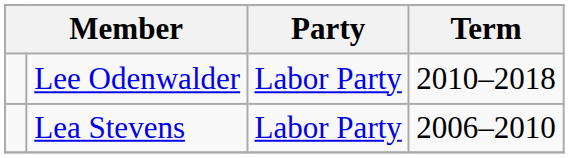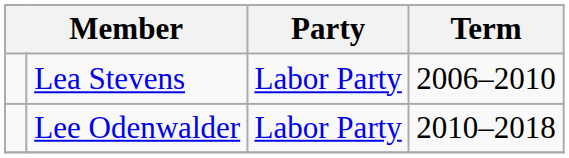rows swapped: (110, 127) <-> (137, 78)
